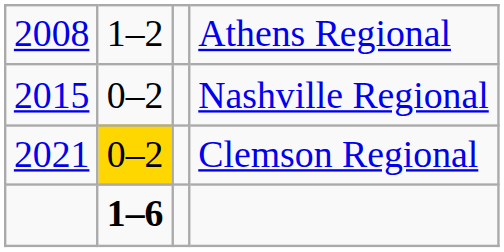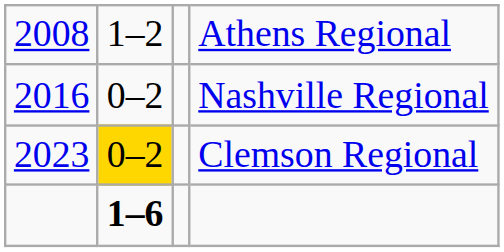(52, 94) 2015 -> (52, 94) 2016
(52, 154) 2021 -> (52, 154) 2023
